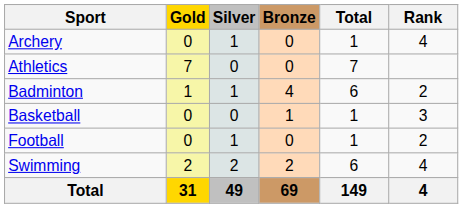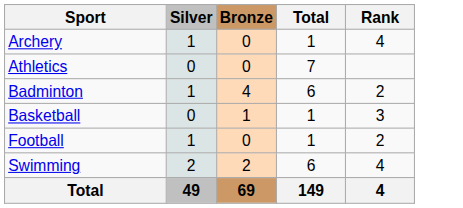- column: (188, 17)
